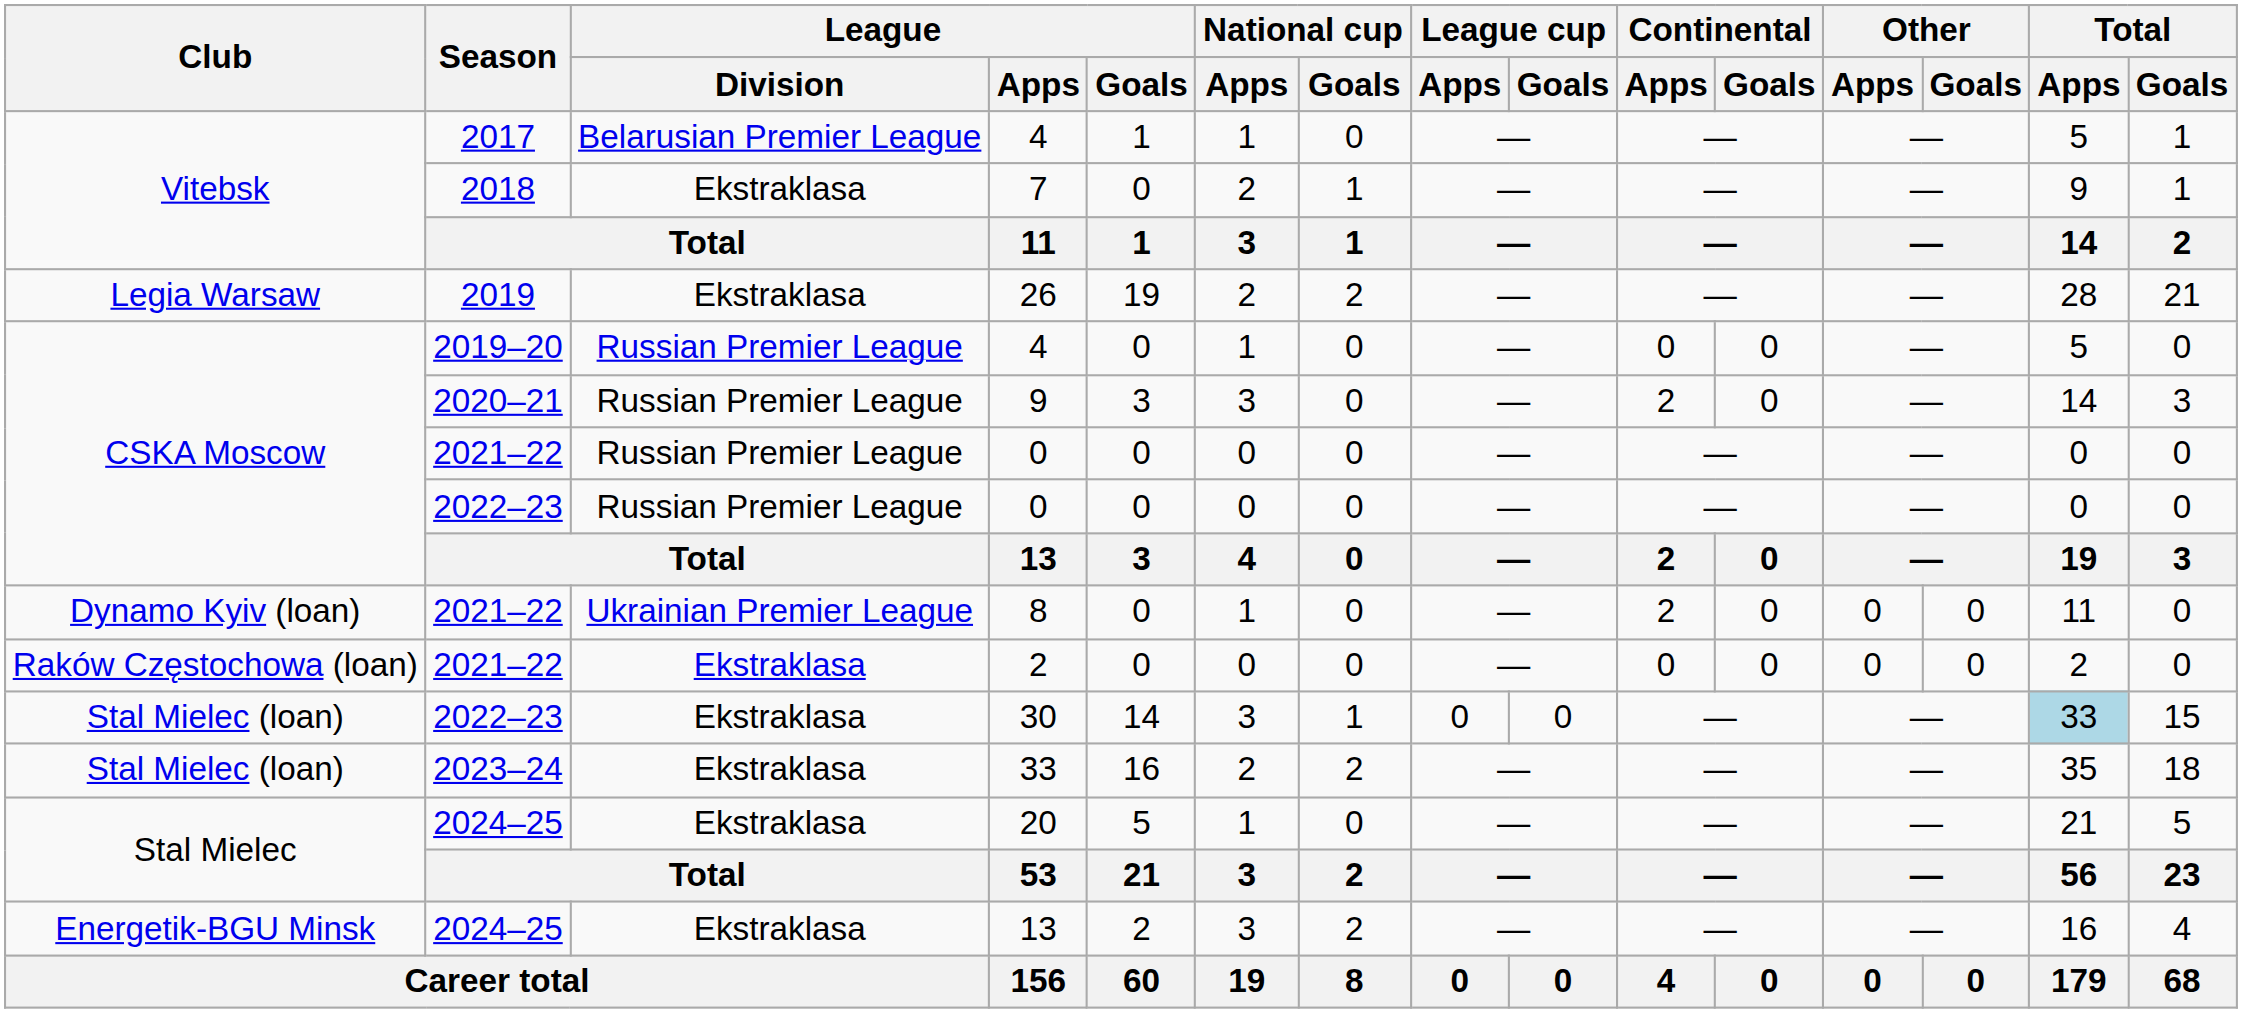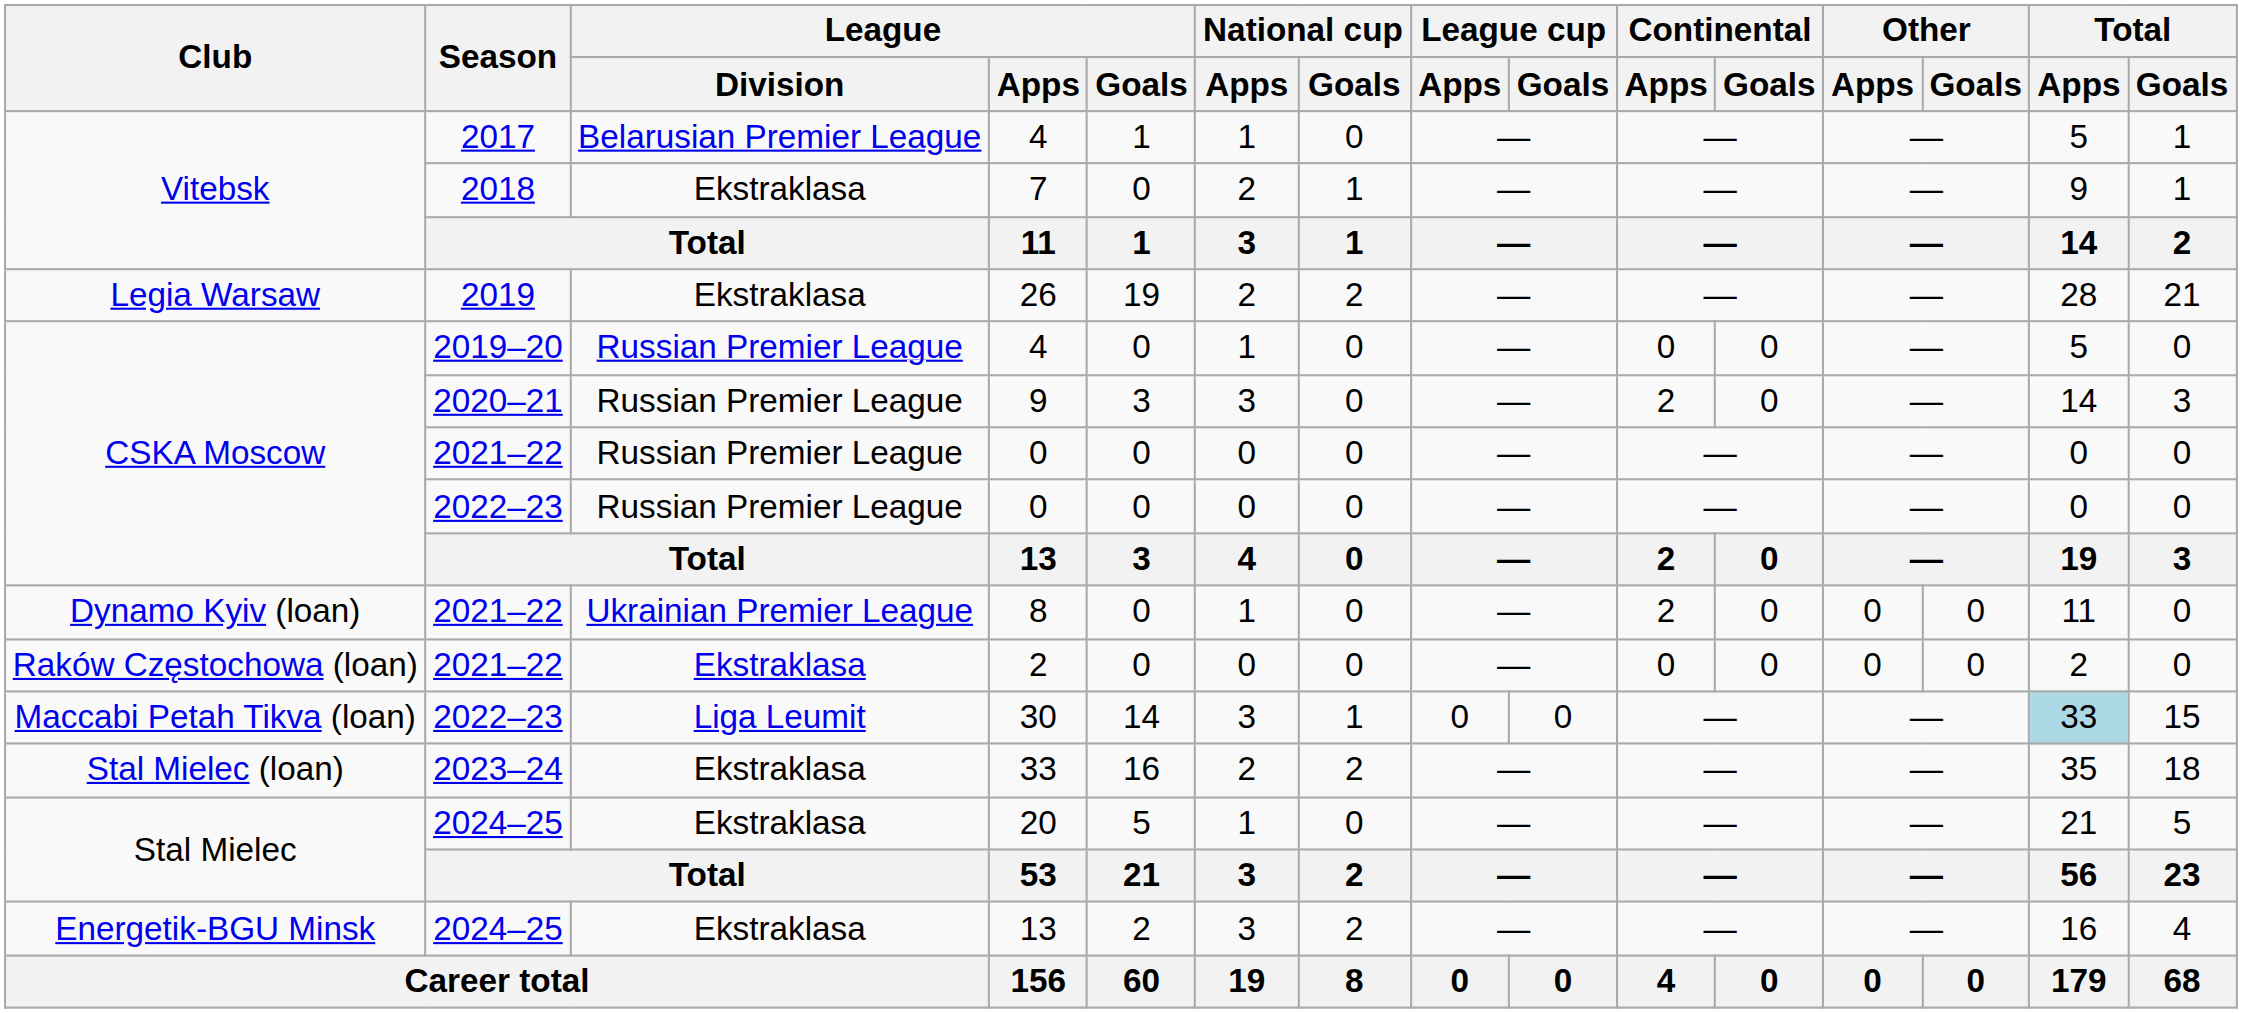(215, 717) Stal Mielec (loan) -> (215, 717) Maccabi Petah Tikva (loan)
(780, 717) Ekstraklasa -> (780, 717) Liga Leumit
